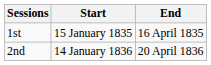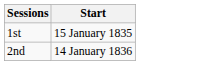- column: (171, 13)
